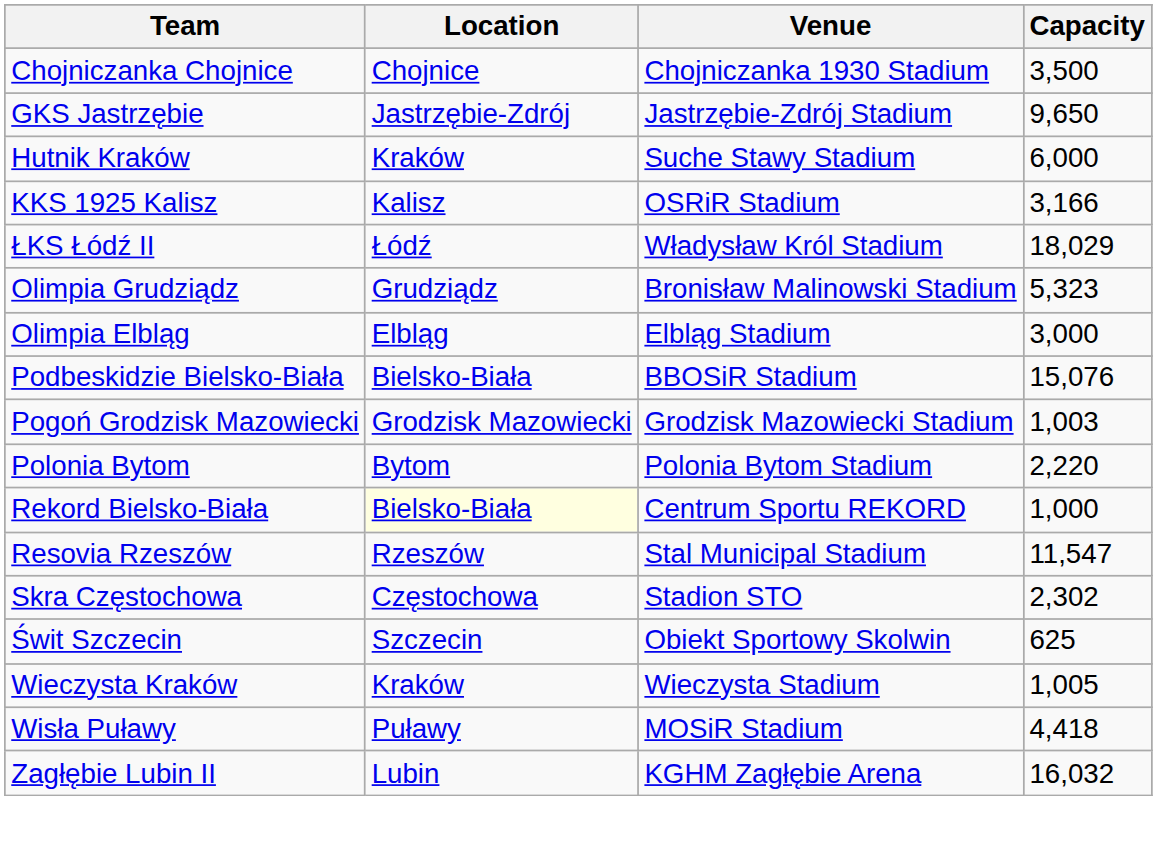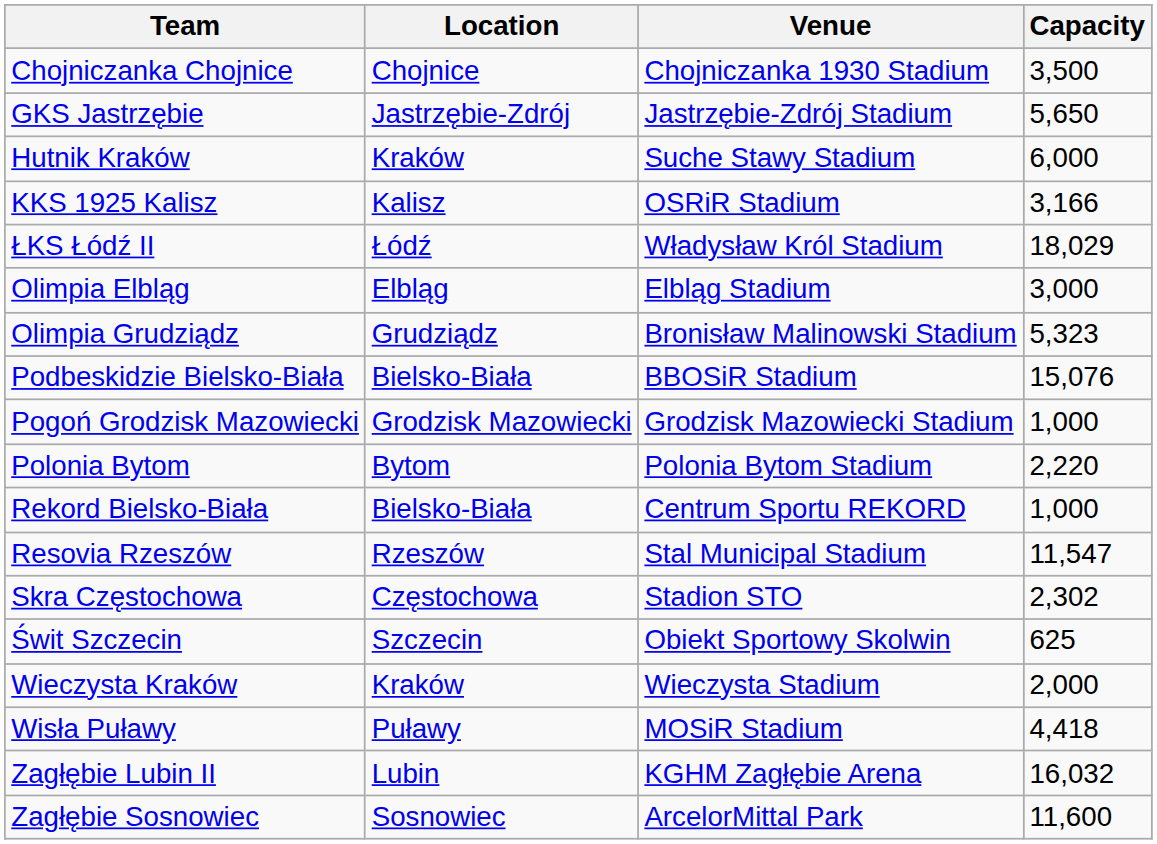(1064, 114) 9,650 -> (1064, 114) 5,650
rows swapped: (100, 333) <-> (125, 289)
(1064, 421) 1,003 -> (1064, 421) 1,000
(452, 509) lightyellow background -> (452, 509) no background
(1064, 684) 1,005 -> (1064, 684) 2,000
+ row: (135, 816)
